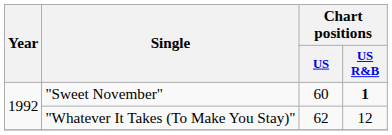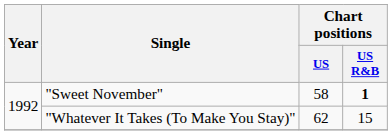(321, 94) 60 -> (321, 94) 58
(365, 118) 12 -> (365, 118) 15
